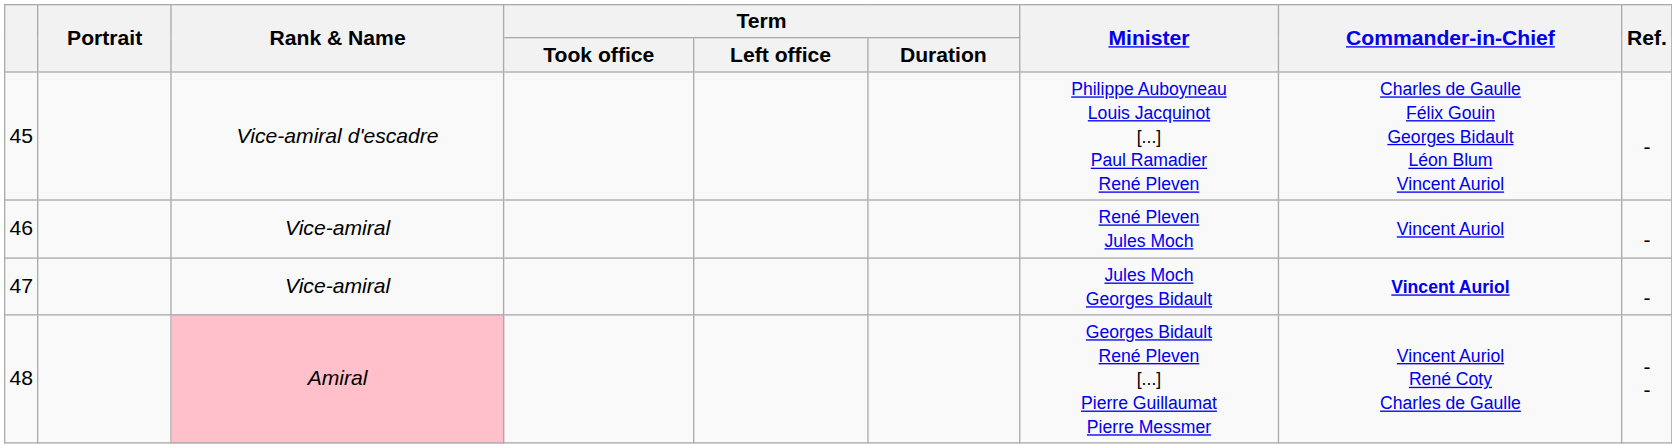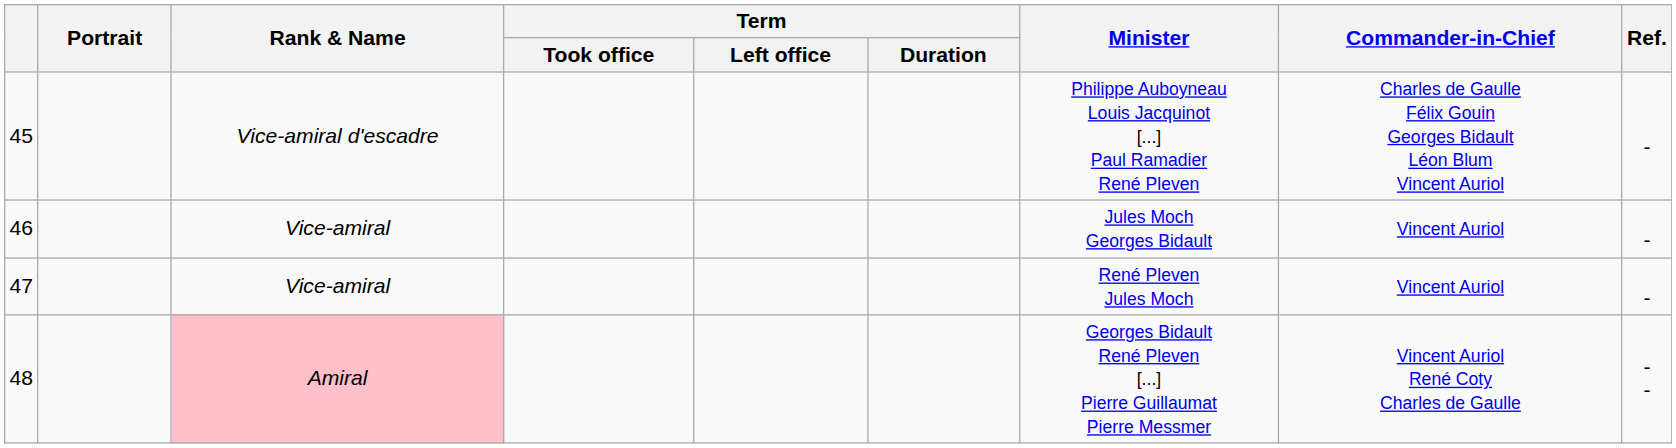(1149, 229) René Pleven Jules Moch -> (1149, 229) Jules Moch Georges Bidault
(1149, 287) Jules Moch Georges Bidault -> (1149, 287) René Pleven Jules Moch
(1450, 285) bold -> (1450, 287) normal
